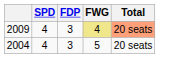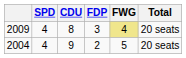+ column: (71, 13)
(133, 29) lightsalmon background -> (160, 29) no background
(70, 45) 3 -> (97, 45) 2
